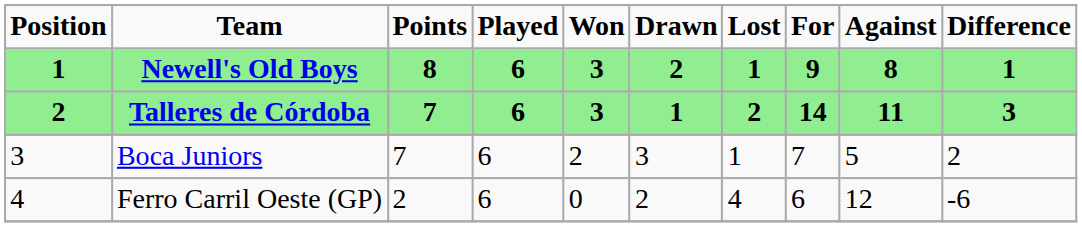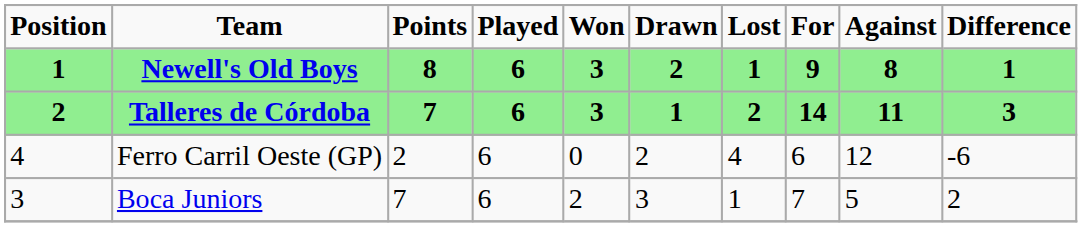rows swapped: (190, 155) <-> (250, 199)
